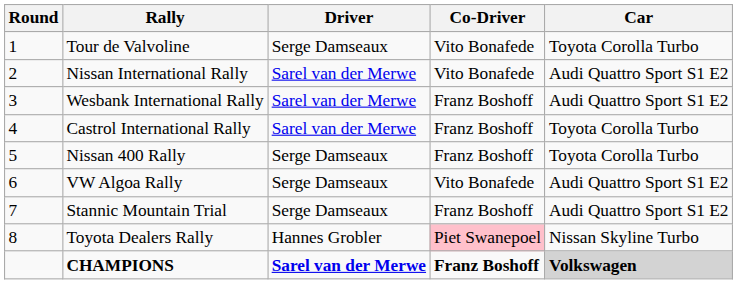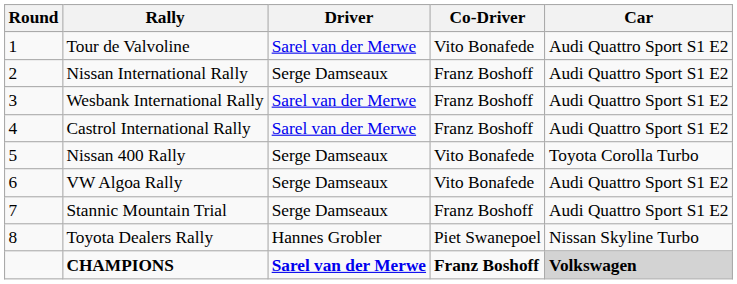(330, 45) Serge Damseaux -> (344, 45) Sarel van der Merwe
(624, 45) Toyota Corolla Turbo -> (639, 45) Audi Quattro Sport S1 E2
(344, 73) Sarel van der Merwe -> (330, 73) Serge Damseaux
(484, 73) Vito Bonafede -> (484, 73) Franz Boshoff
(624, 127) Toyota Corolla Turbo -> (639, 127) Audi Quattro Sport S1 E2
(484, 155) Franz Boshoff -> (484, 155) Vito Bonafede
(488, 237) pink background -> (488, 237) no background
